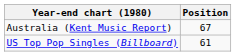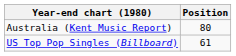(205, 28) 67 -> (205, 28) 80
